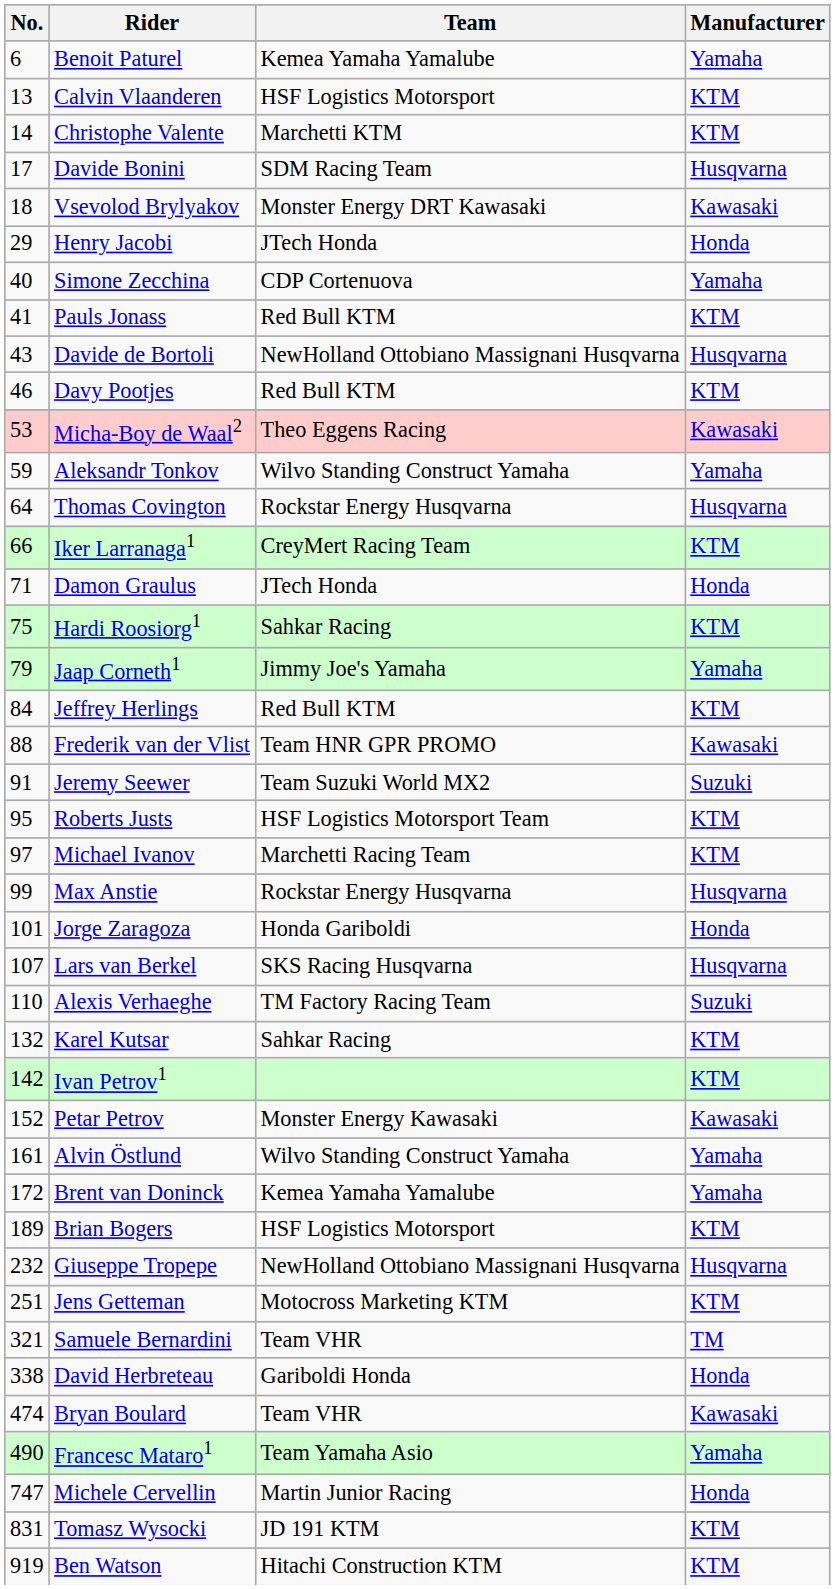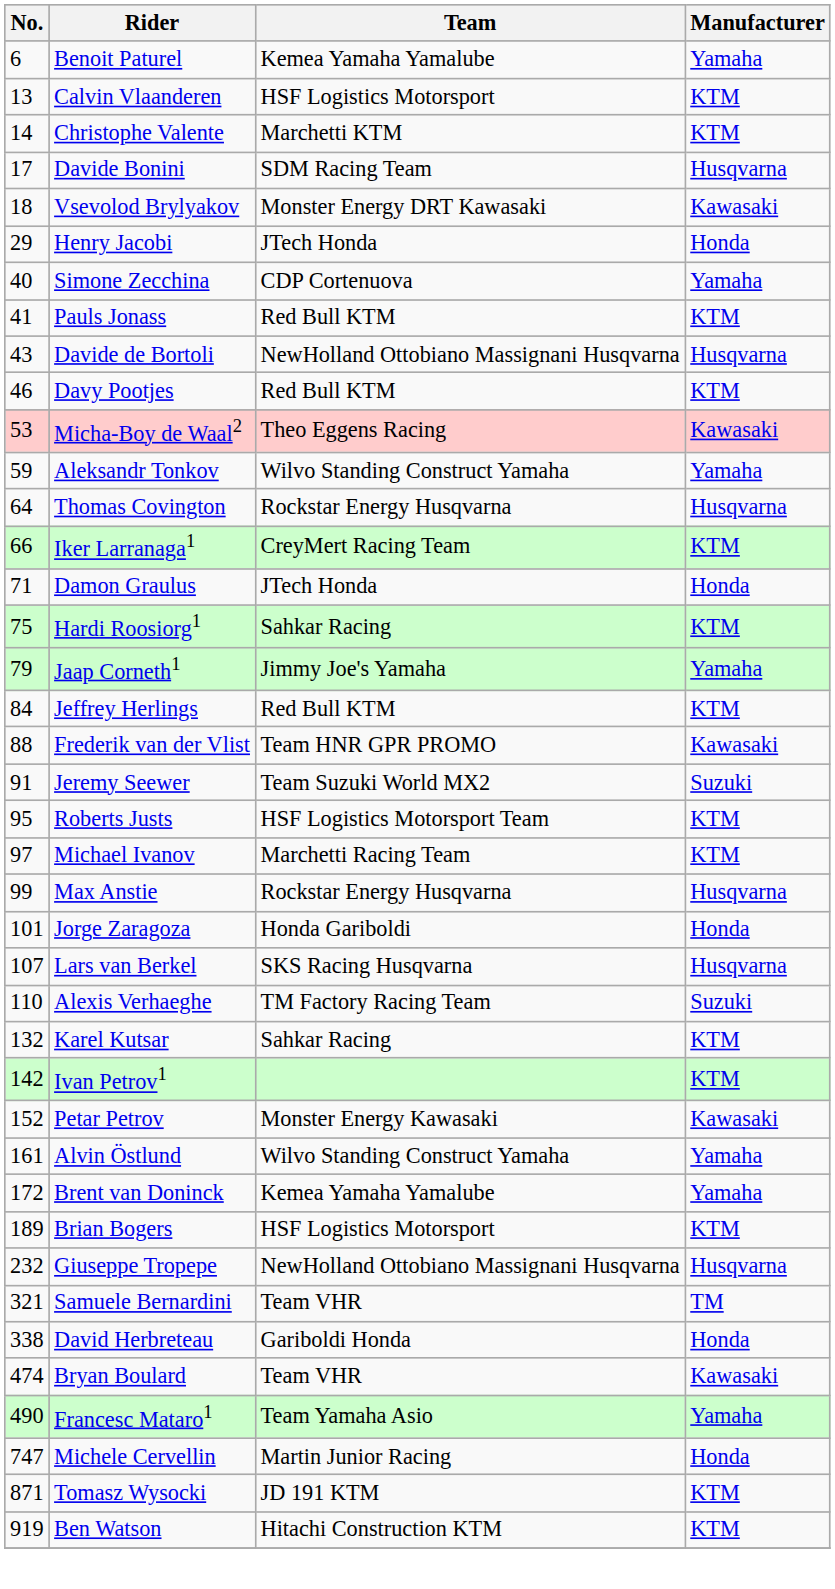- row: (119, 1302)
(27, 1529) 831 -> (27, 1492) 871
